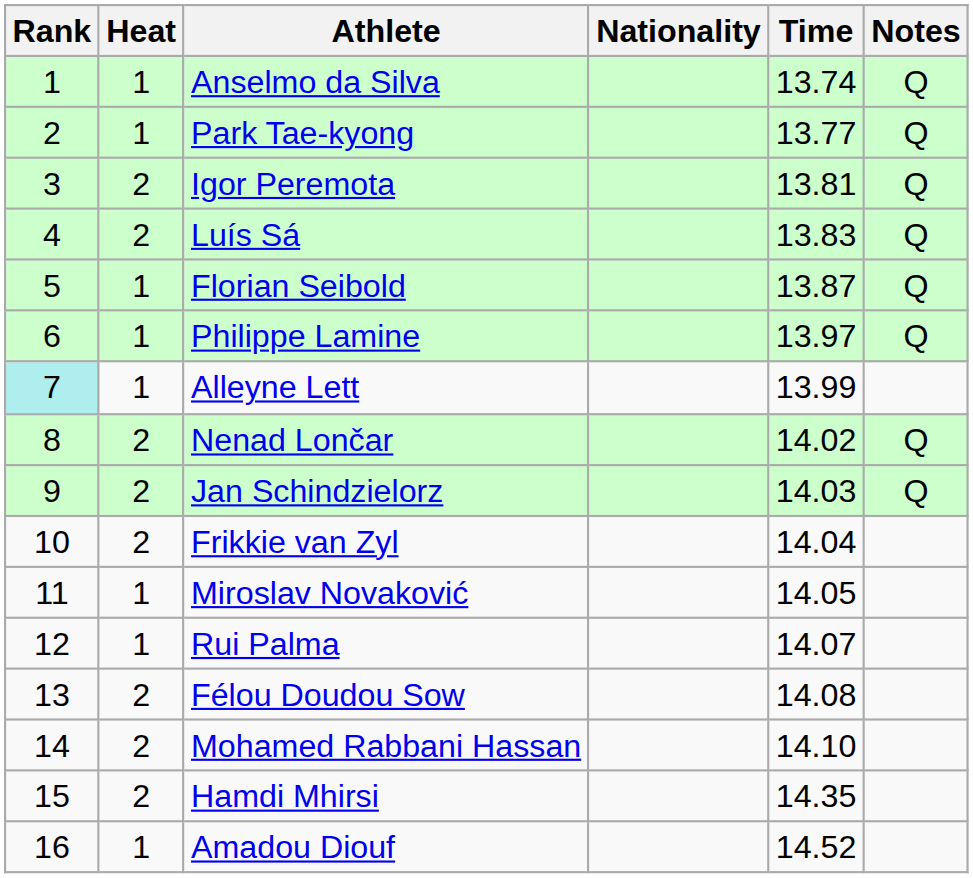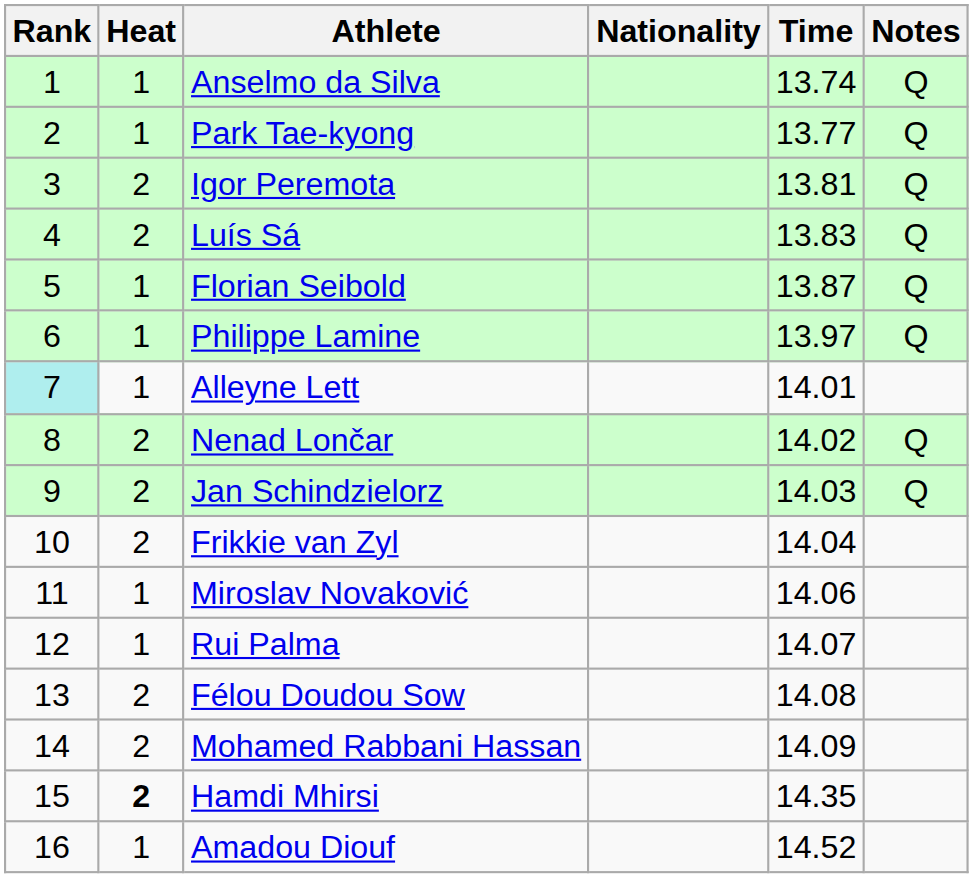(816, 388) 13.99 -> (816, 388) 14.01
(816, 592) 14.05 -> (816, 592) 14.06
(816, 745) 14.10 -> (816, 745) 14.09
(141, 796) normal -> (141, 796) bold
